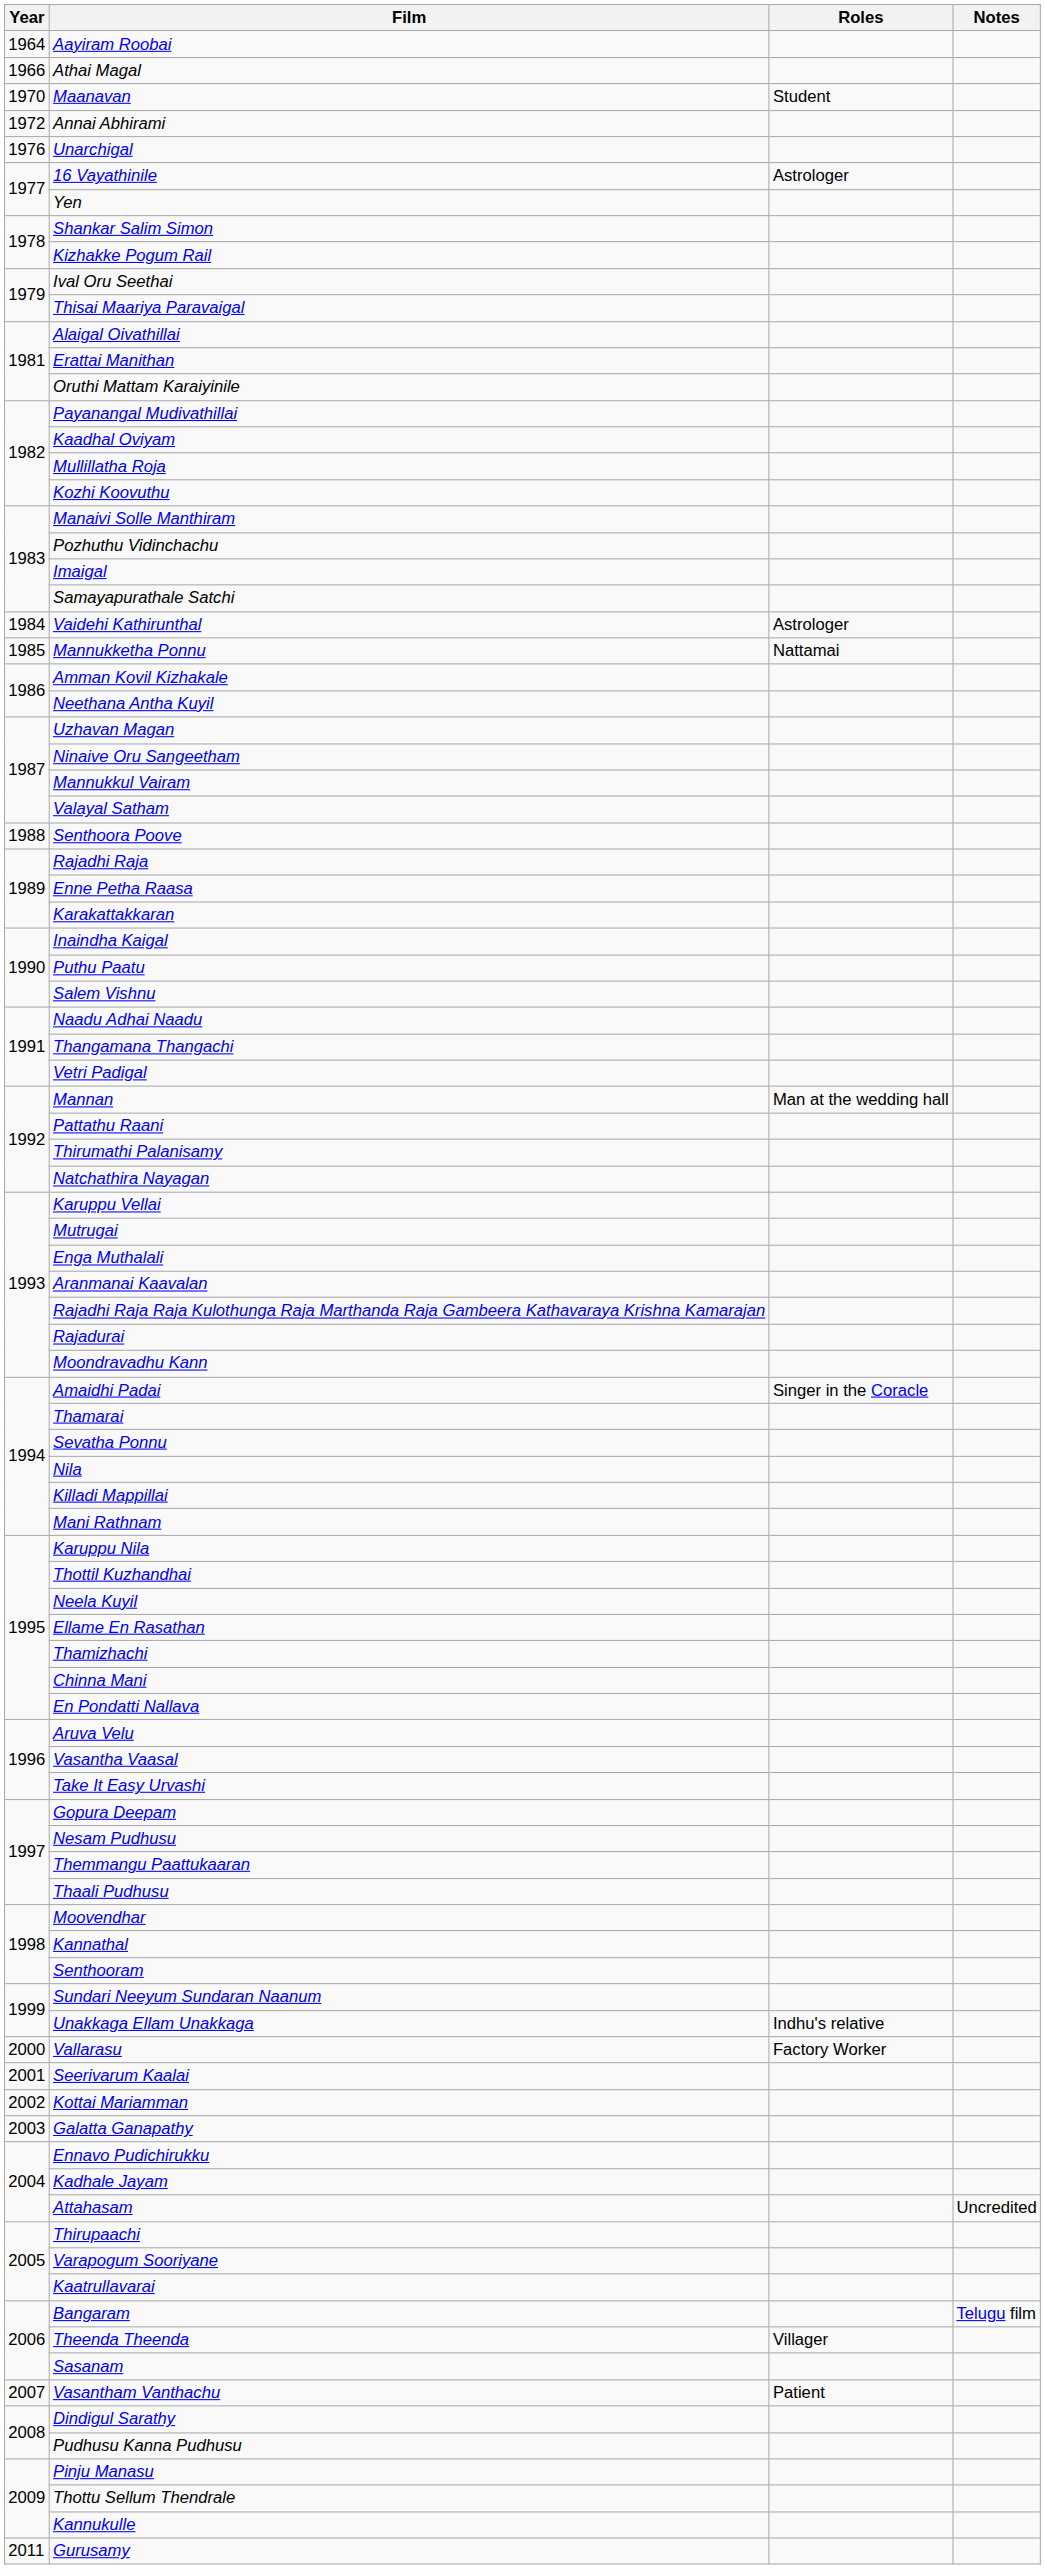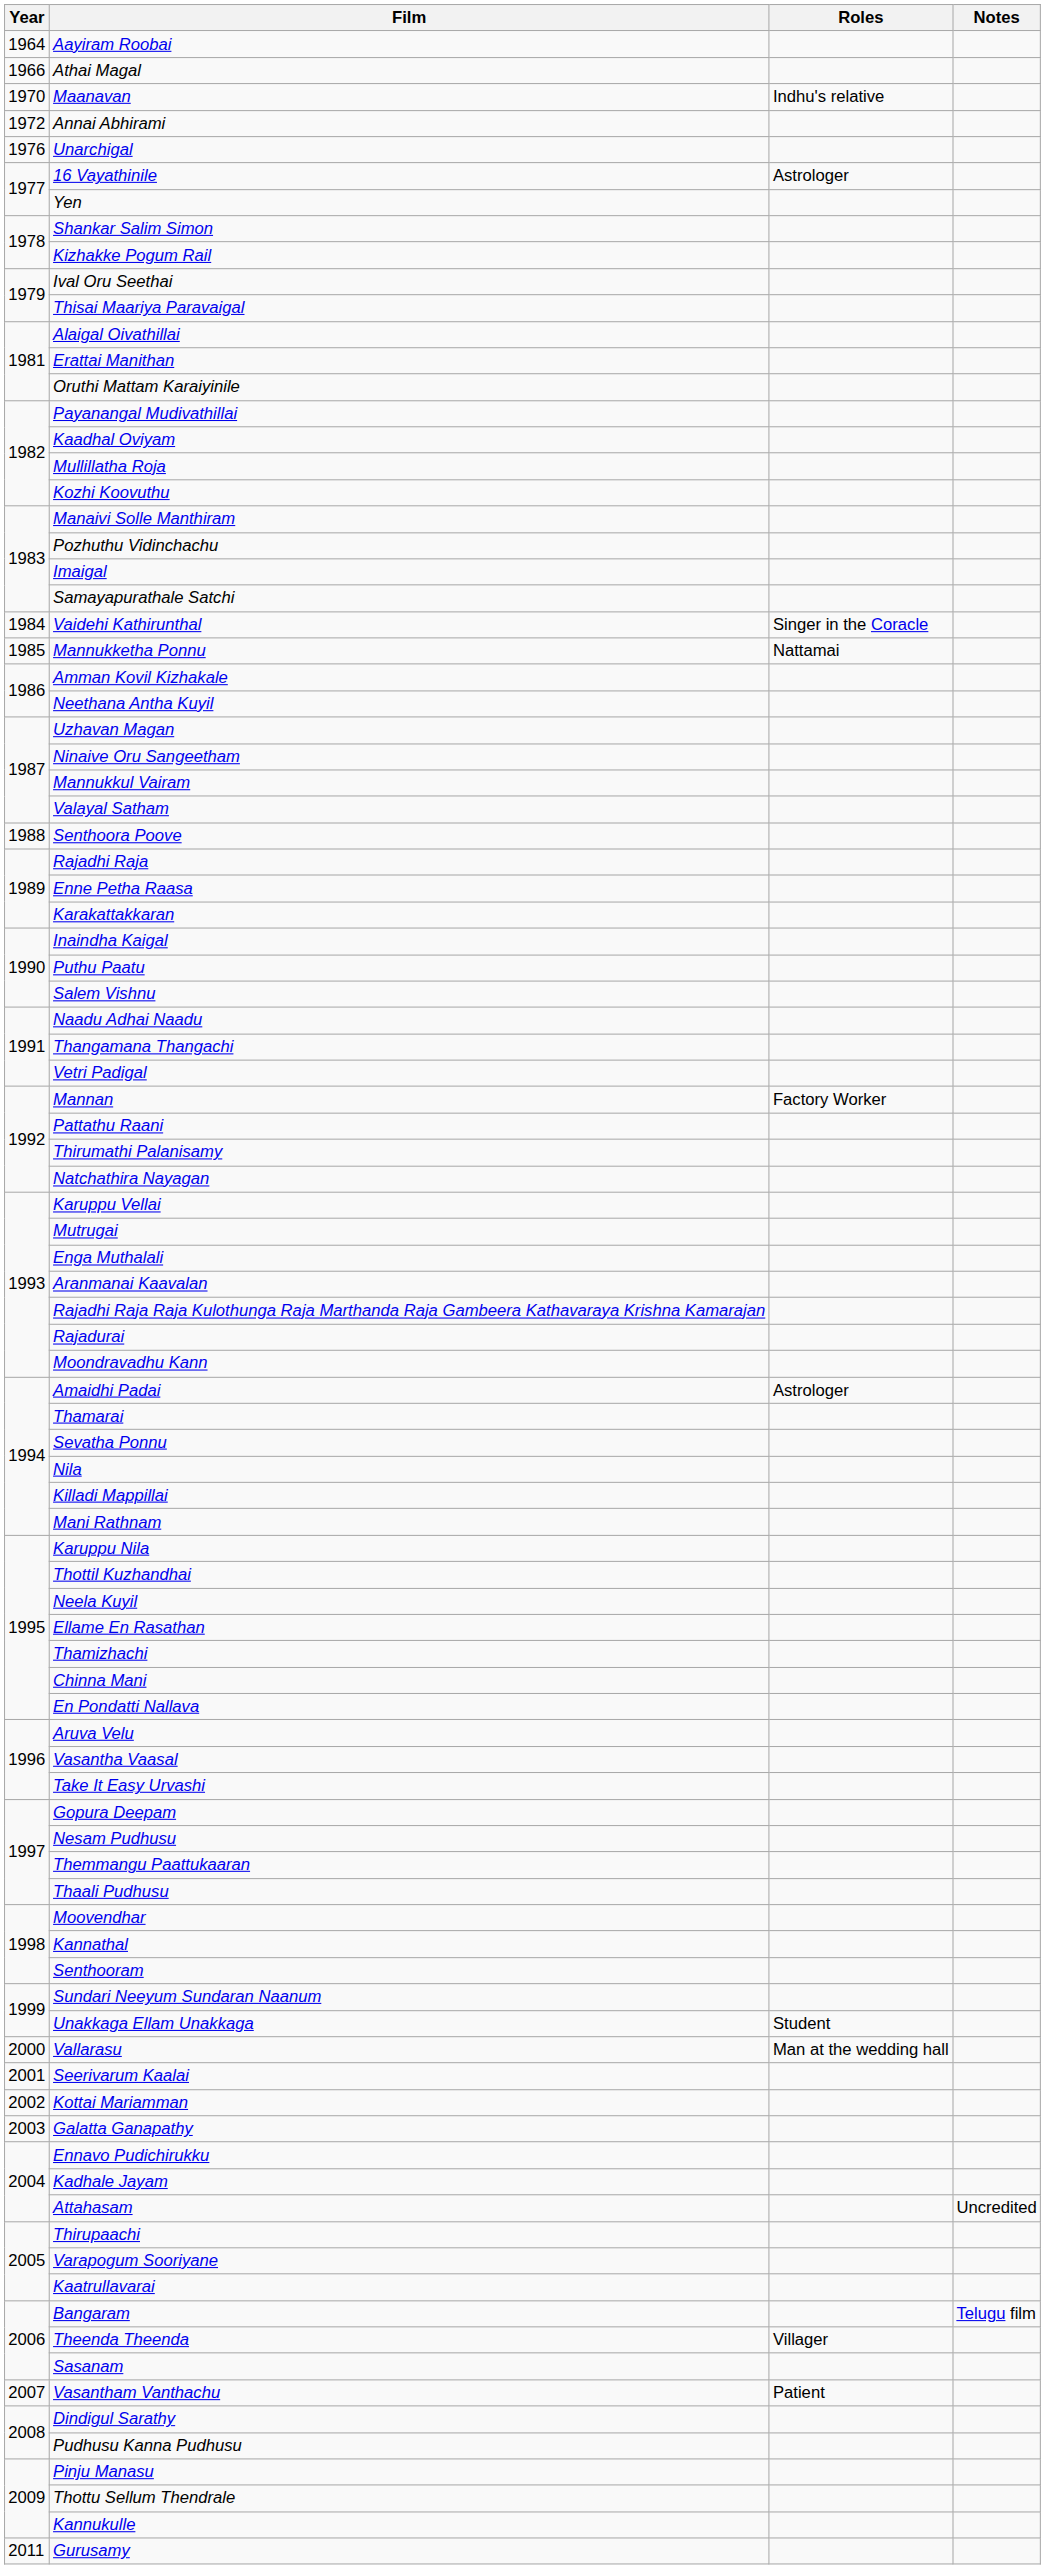(802, 96) Student -> (829, 96) Indhu's relative
(811, 624) Astrologer -> (851, 624) Singer in the Coracle
(861, 1099) Man at the wedding hall -> (830, 1099) Factory Worker
(851, 1389) Singer in the Coracle -> (811, 1389) Astrologer
(829, 2023) Indhu's relative -> (802, 2023) Student
(830, 2049) Factory Worker -> (861, 2049) Man at the wedding hall
